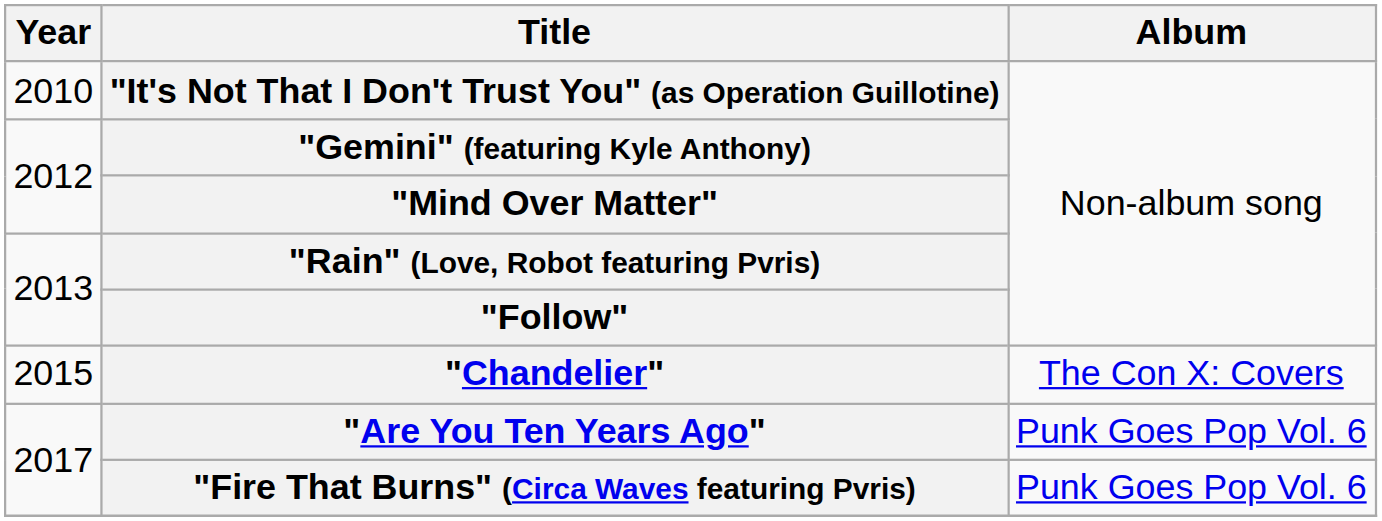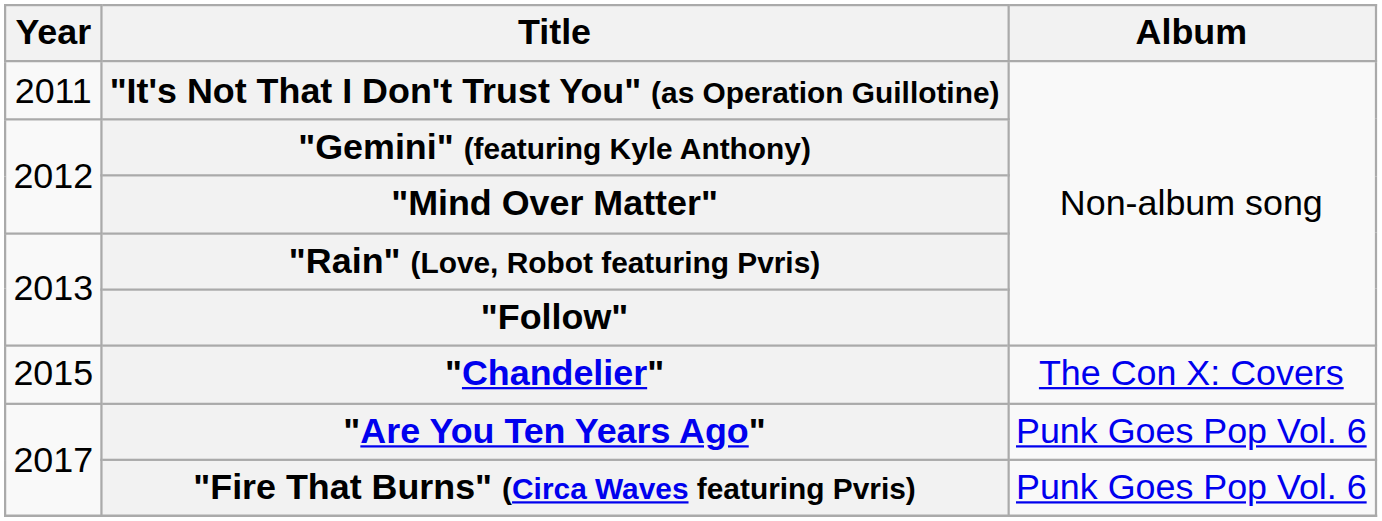(53, 89) 2010 -> (53, 89) 2011
